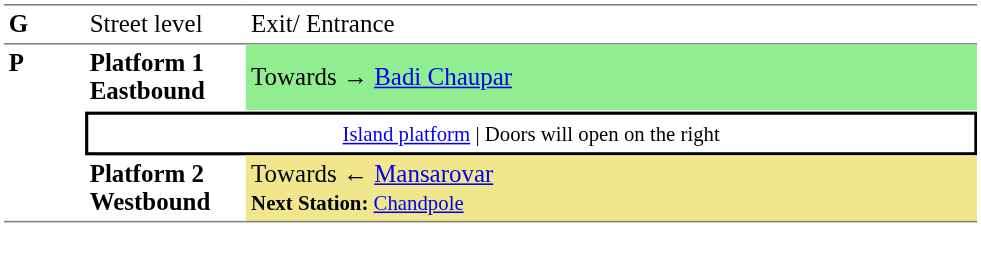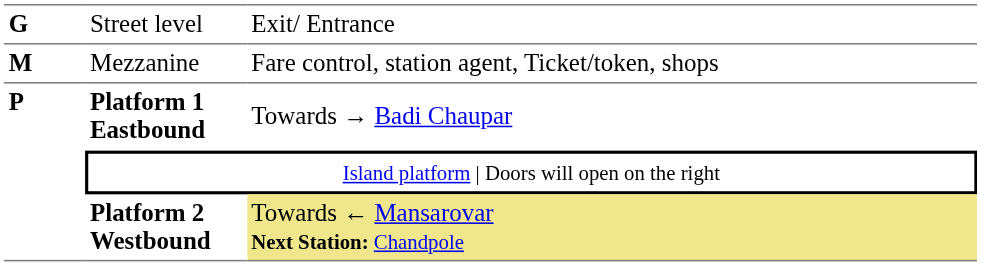+ row: (145, 62)
(382, 77) lightgreen background -> (382, 116) no background
